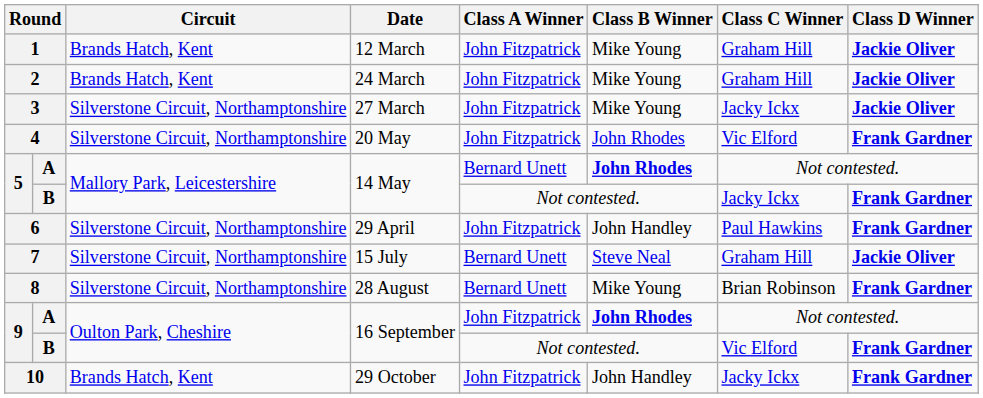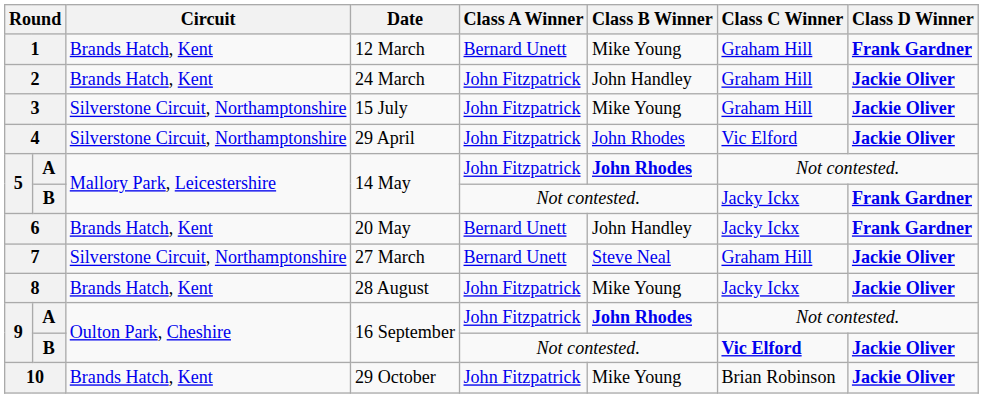(522, 48) John Fitzpatrick -> (515, 48) Bernard Unett
(903, 48) Jackie Oliver -> (912, 48) Frank Gardner
(637, 78) Mike Young -> (642, 78) John Handley
(390, 108) 27 March -> (381, 108) 15 July
(760, 108) Jacky Ickx -> (767, 108) Graham Hill
(383, 138) 20 May -> (385, 138) 29 April
(912, 138) Frank Gardner -> (903, 138) Jackie Oliver
(515, 168) Bernard Unett -> (522, 168) John Fitzpatrick
(208, 227) Silverstone Circuit, Northamptonshire -> (141, 227) Brands Hatch, Kent
(385, 227) 29 April -> (383, 227) 20 May
(522, 227) John Fitzpatrick -> (515, 227) Bernard Unett
(772, 227) Paul Hawkins -> (760, 227) Jacky Ickx
(381, 257) 15 July -> (390, 257) 27 March
(208, 287) Silverstone Circuit, Northamptonshire -> (141, 287) Brands Hatch, Kent
(515, 287) Bernard Unett -> (522, 287) John Fitzpatrick
(778, 287) Brian Robinson -> (760, 287) Jacky Ickx
(912, 287) Frank Gardner -> (903, 287) Jackie Oliver
(759, 347) normal -> (762, 347) bold
(912, 347) Frank Gardner -> (903, 347) Jackie Oliver
(642, 377) John Handley -> (637, 377) Mike Young
(760, 377) Jacky Ickx -> (778, 377) Brian Robinson
(912, 377) Frank Gardner -> (903, 377) Jackie Oliver
